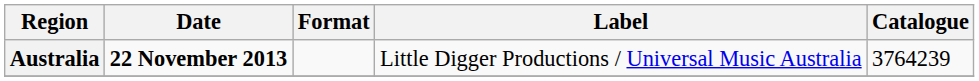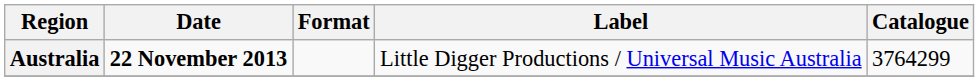(911, 57) 3764239 -> (911, 57) 3764299
